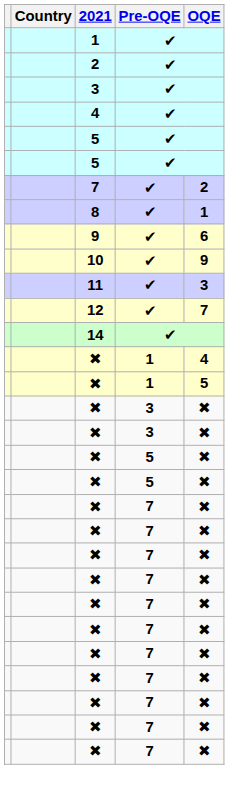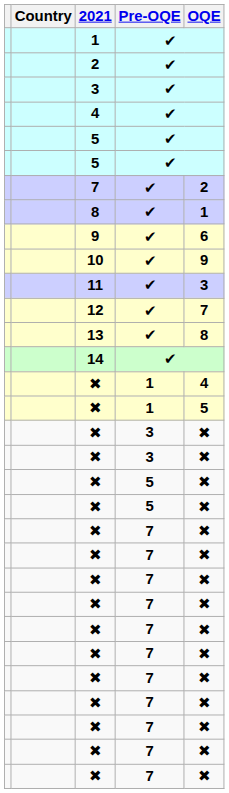+ row: (95, 334)
